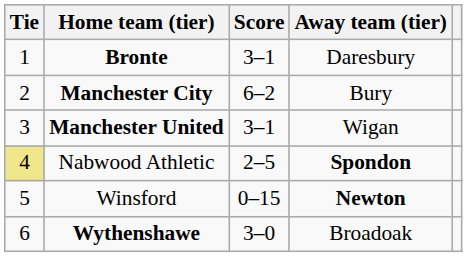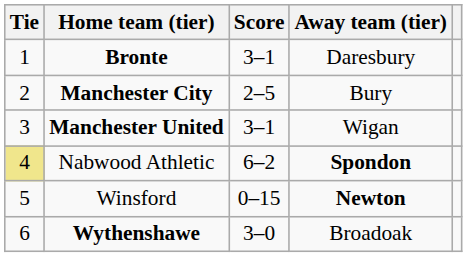(259, 92) 6–2 -> (259, 92) 2–5
(259, 162) 2–5 -> (259, 162) 6–2
